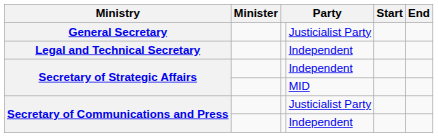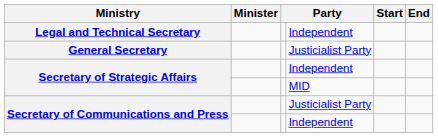rows swapped: (118, 31) <-> (118, 50)
